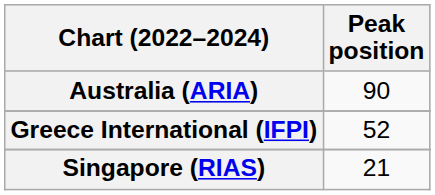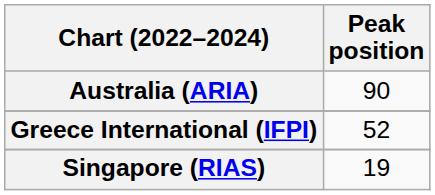(376, 168) 21 -> (376, 168) 19
